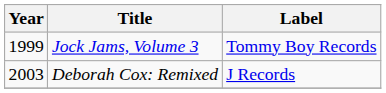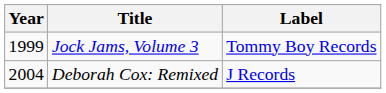(26, 74) 2003 -> (26, 74) 2004
